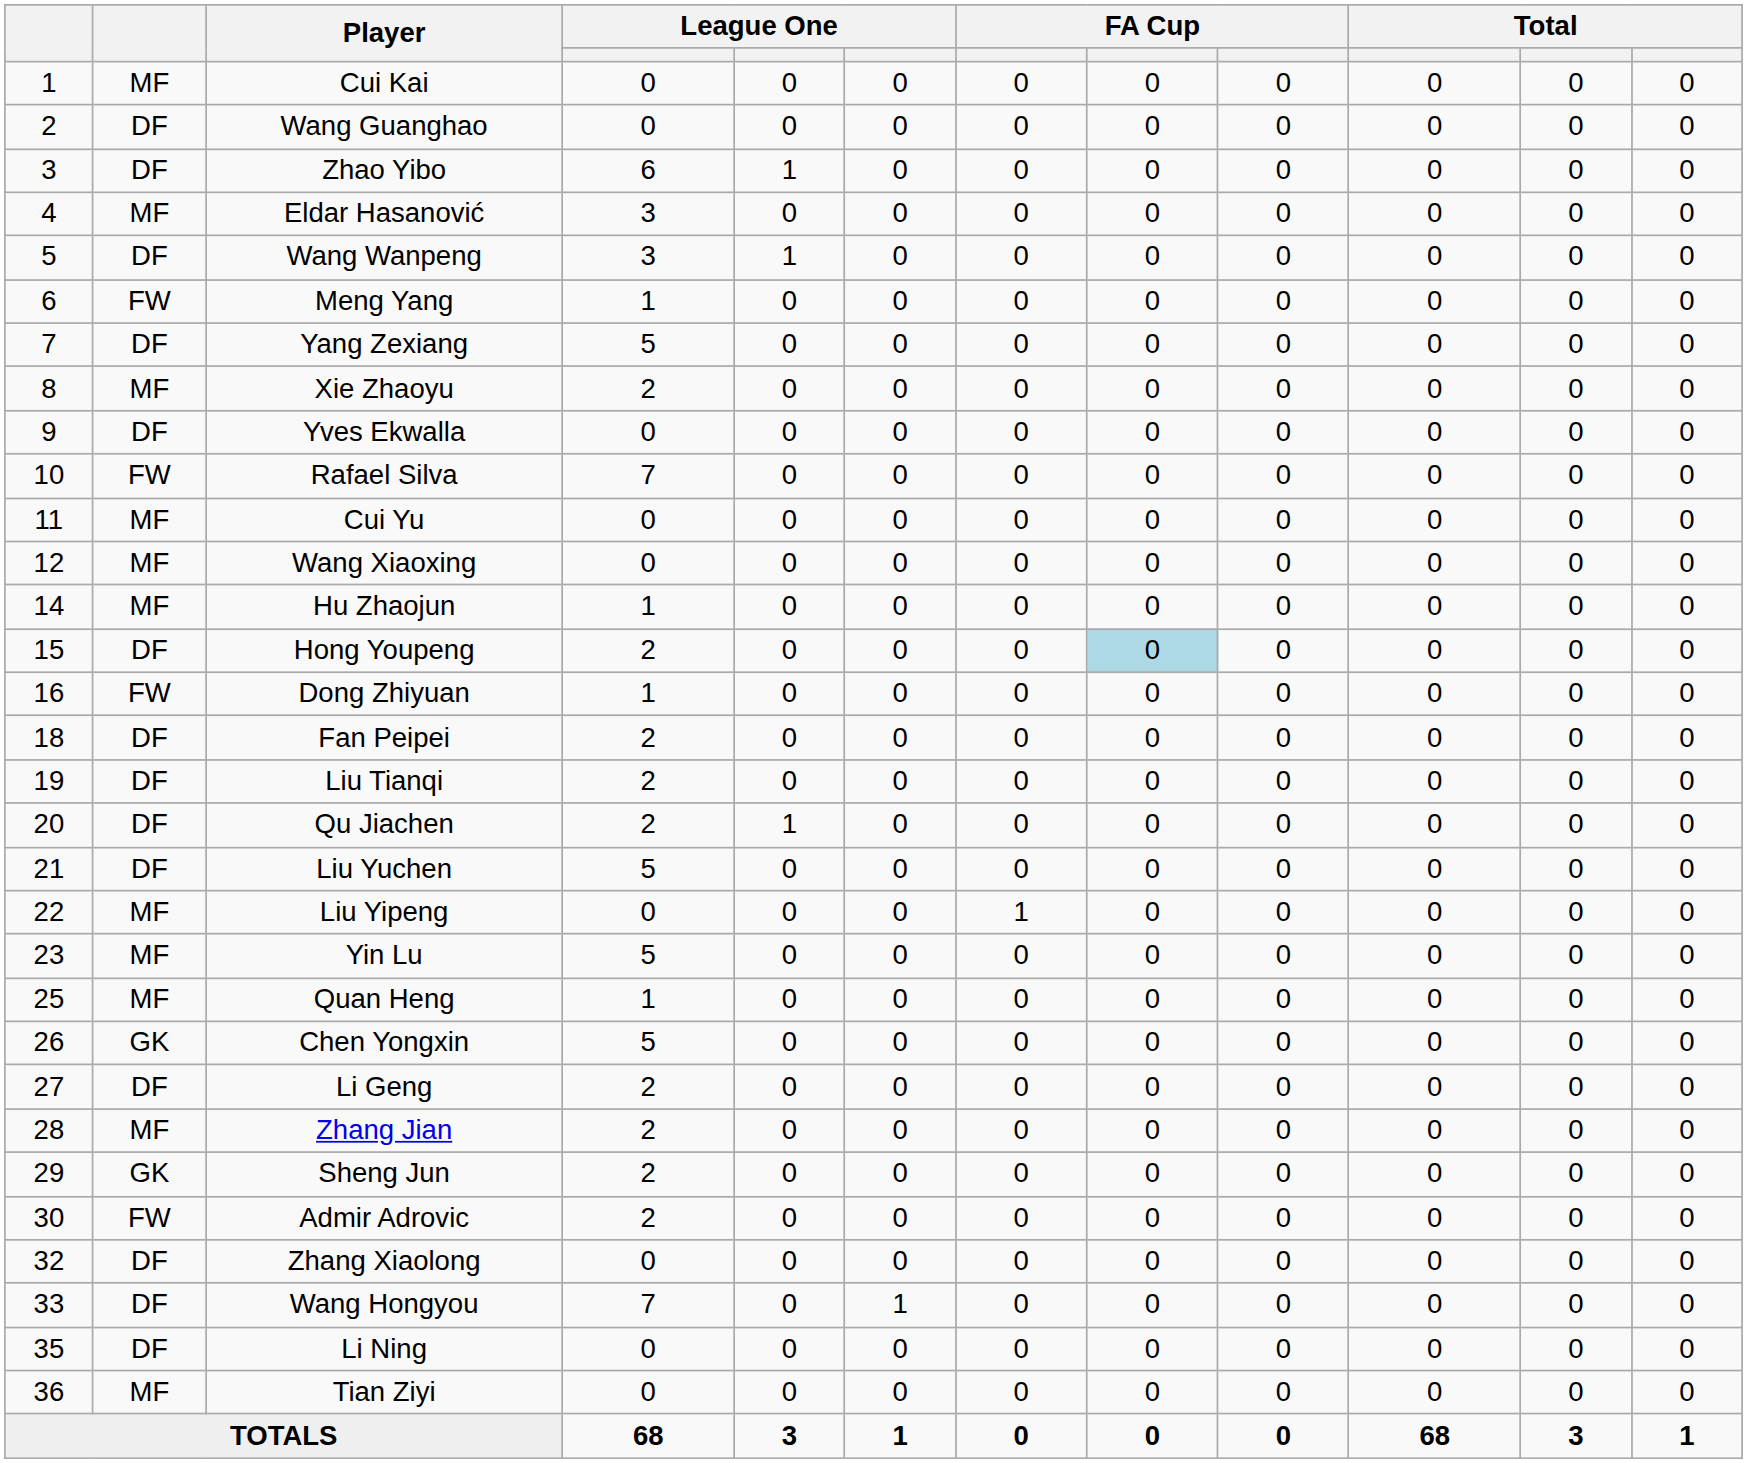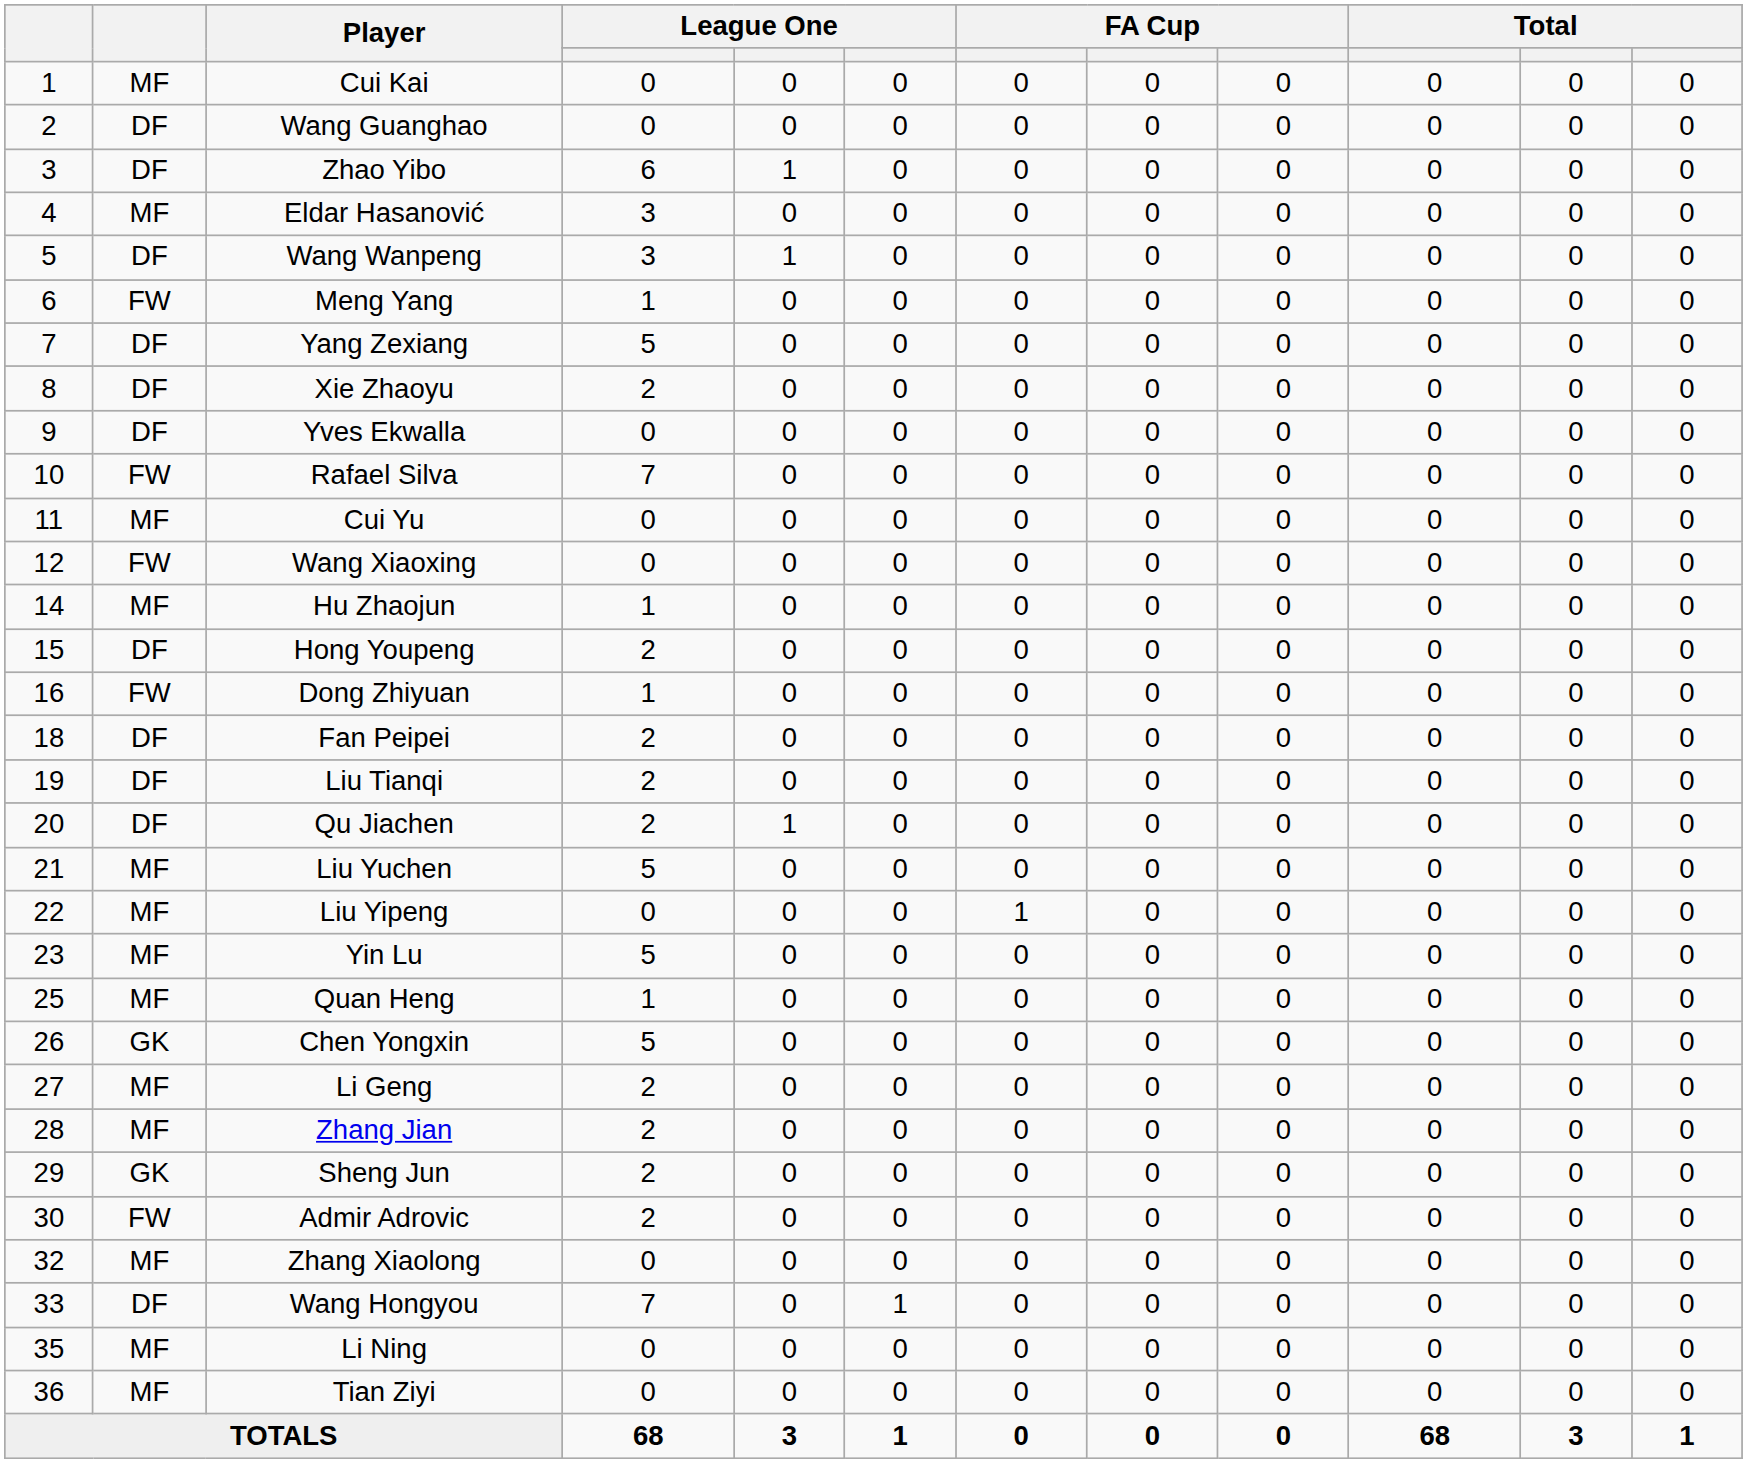(149, 388) MF -> (149, 388) DF
(149, 562) MF -> (149, 562) FW
(1152, 650) lightblue background -> (1152, 650) no background
(149, 868) DF -> (149, 868) MF
(149, 1086) DF -> (149, 1086) MF
(149, 1261) DF -> (149, 1261) MF
(149, 1348) DF -> (149, 1348) MF
